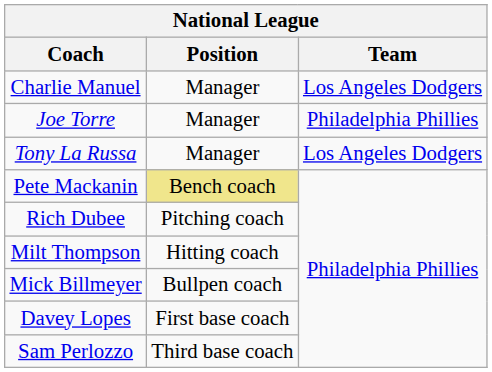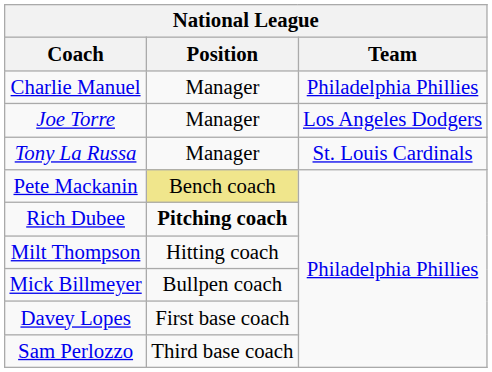(393, 86) Los Angeles Dodgers -> (393, 86) Philadelphia Phillies
(393, 119) Philadelphia Phillies -> (393, 119) Los Angeles Dodgers
(393, 152) Los Angeles Dodgers -> (393, 152) St. Louis Cardinals
(222, 218) normal -> (222, 218) bold
